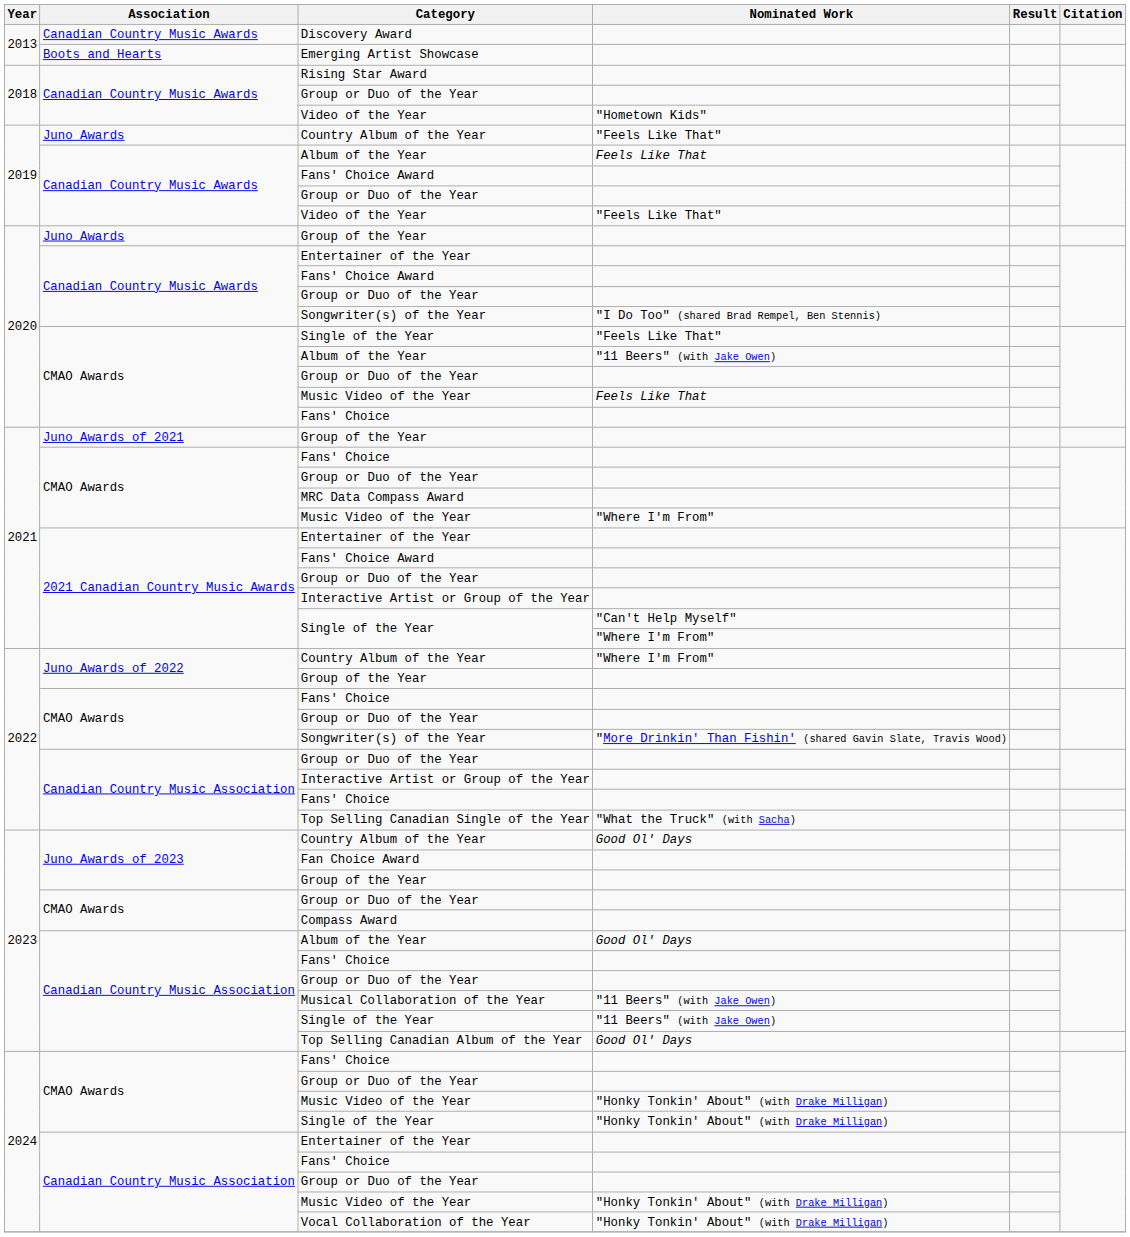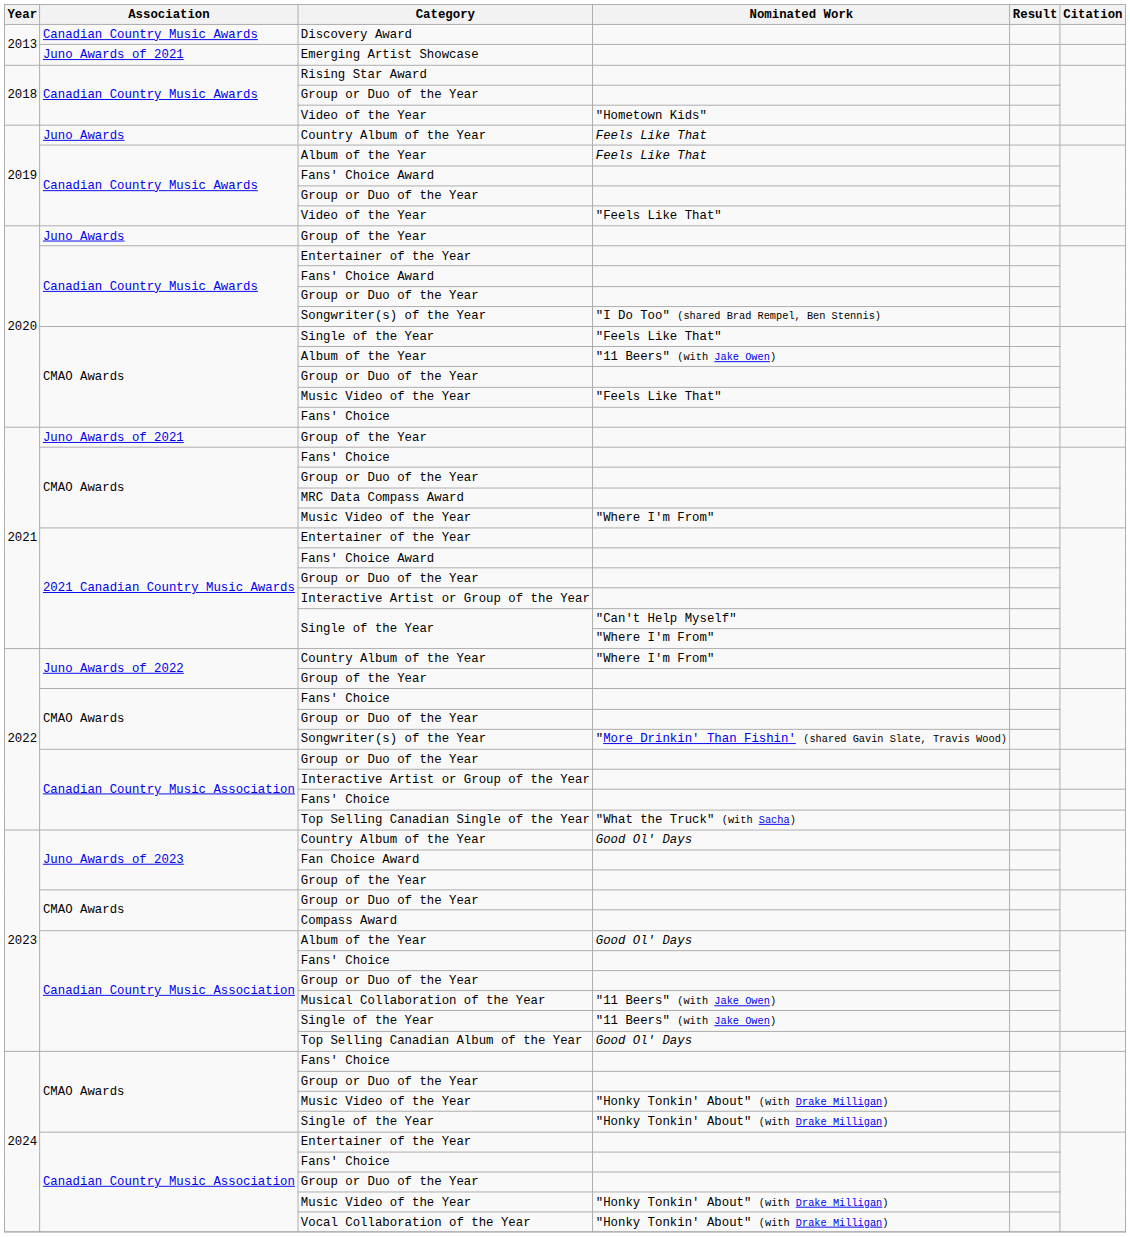(102, 55) Boots and Hearts -> (113, 55) Juno Awards of 2021
(659, 135) "Feels Like That" -> (651, 135) Feels Like That
(651, 397) Feels Like That -> (659, 397) "Feels Like That"
